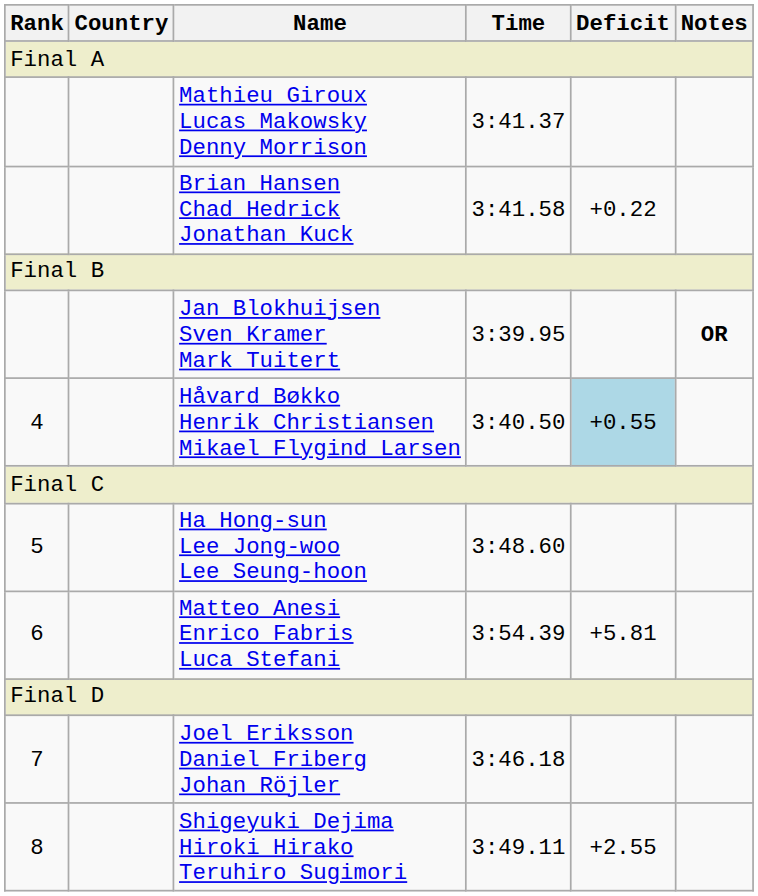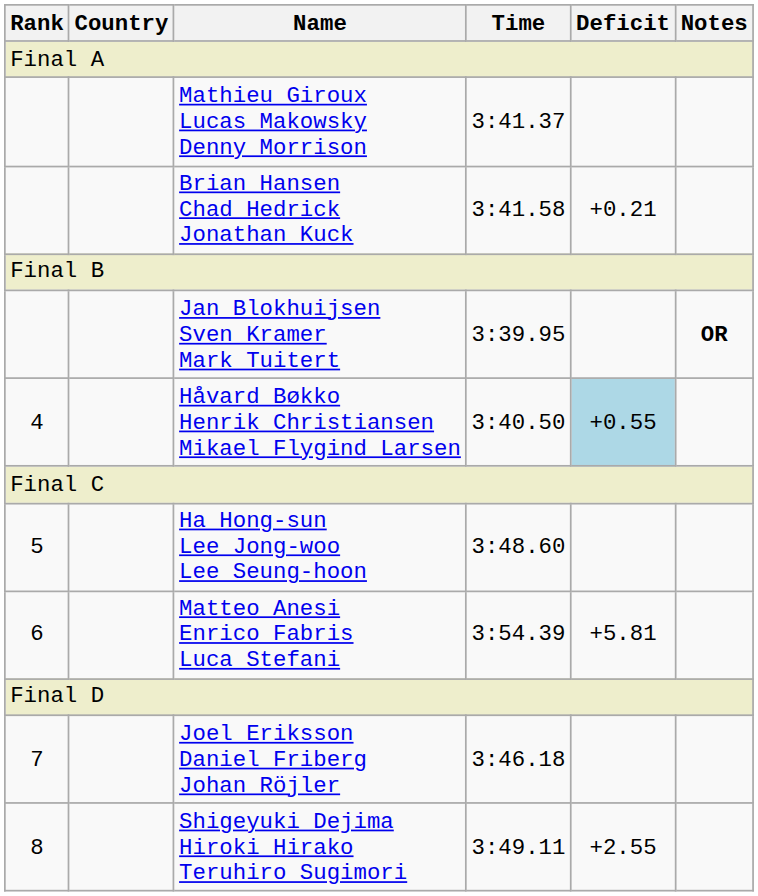(623, 210) +0.22 -> (623, 210) +0.21
